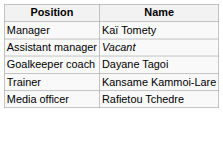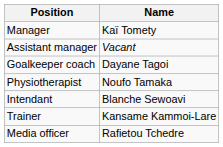+ row: (44, 82)
+ row: (30, 99)
